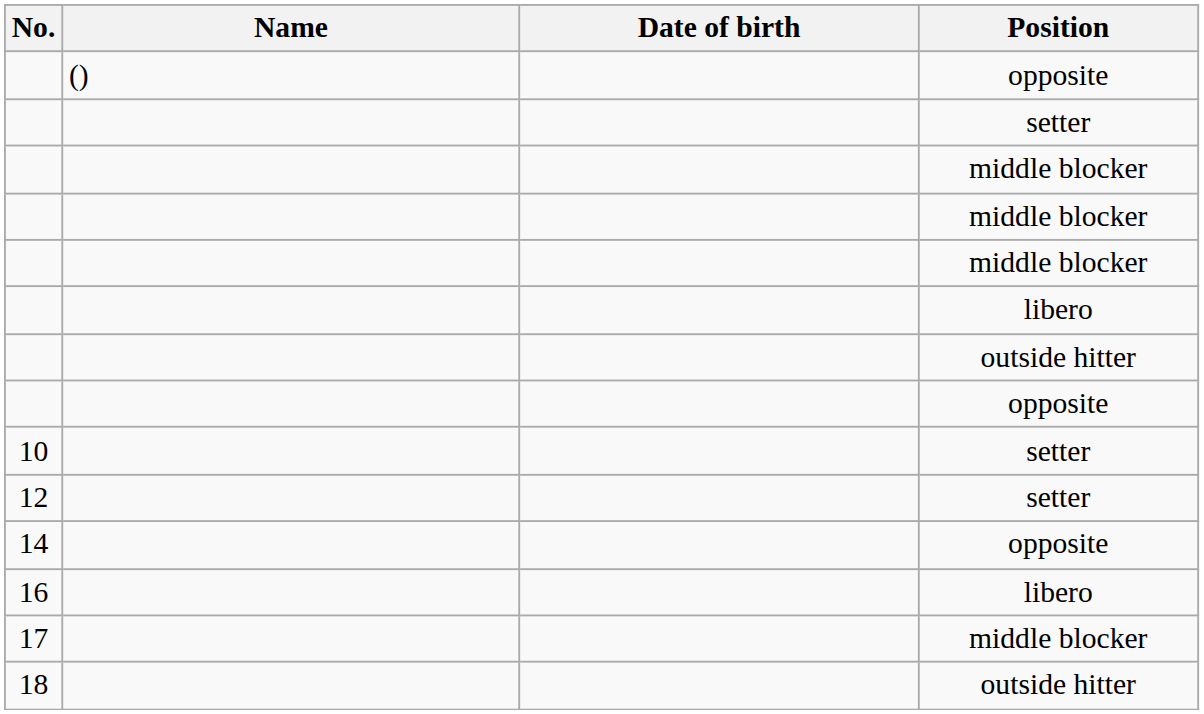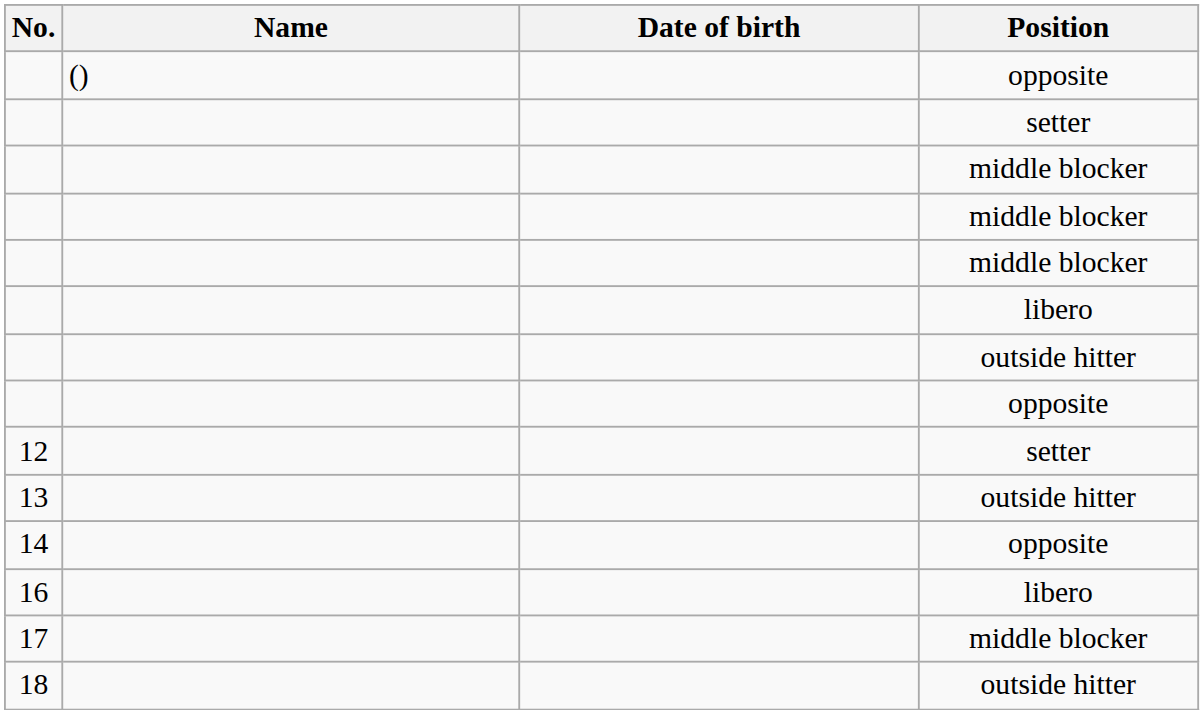- row: (34, 450)
+ row: (34, 497)
